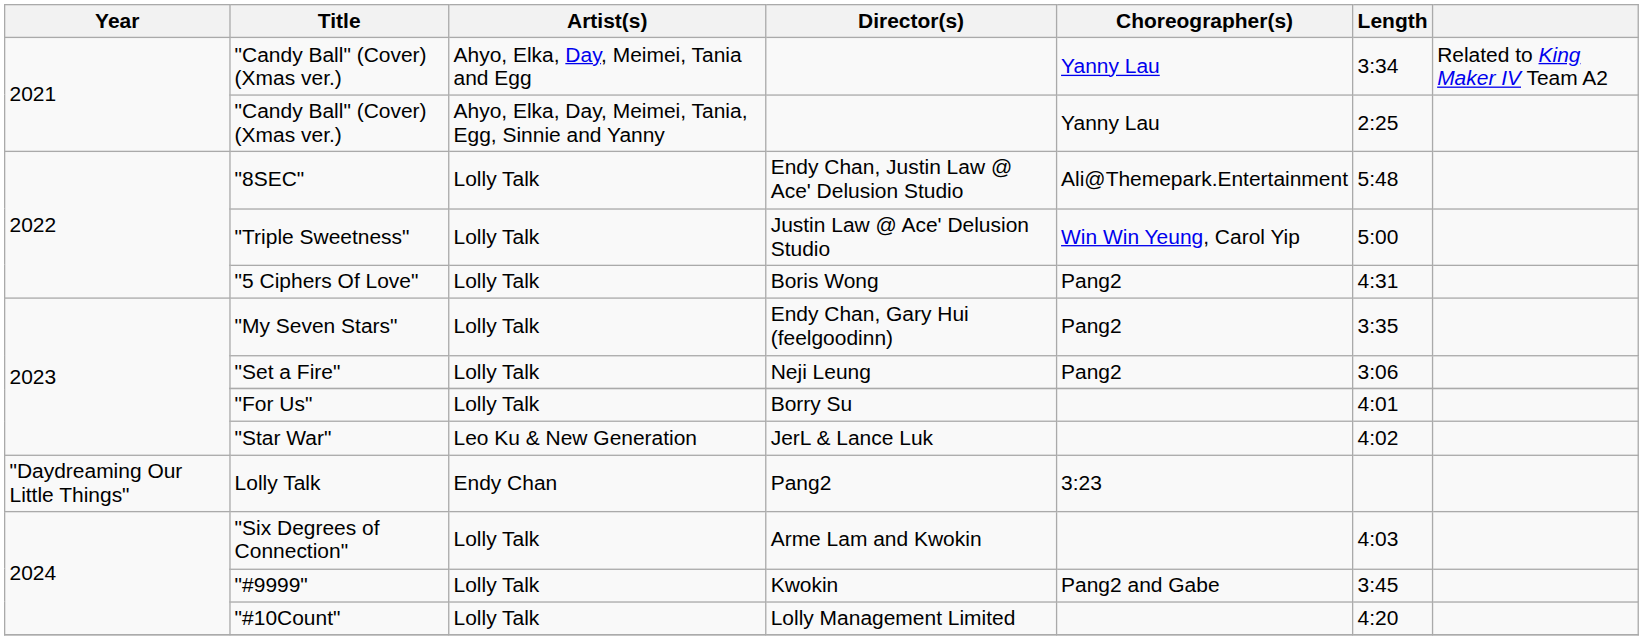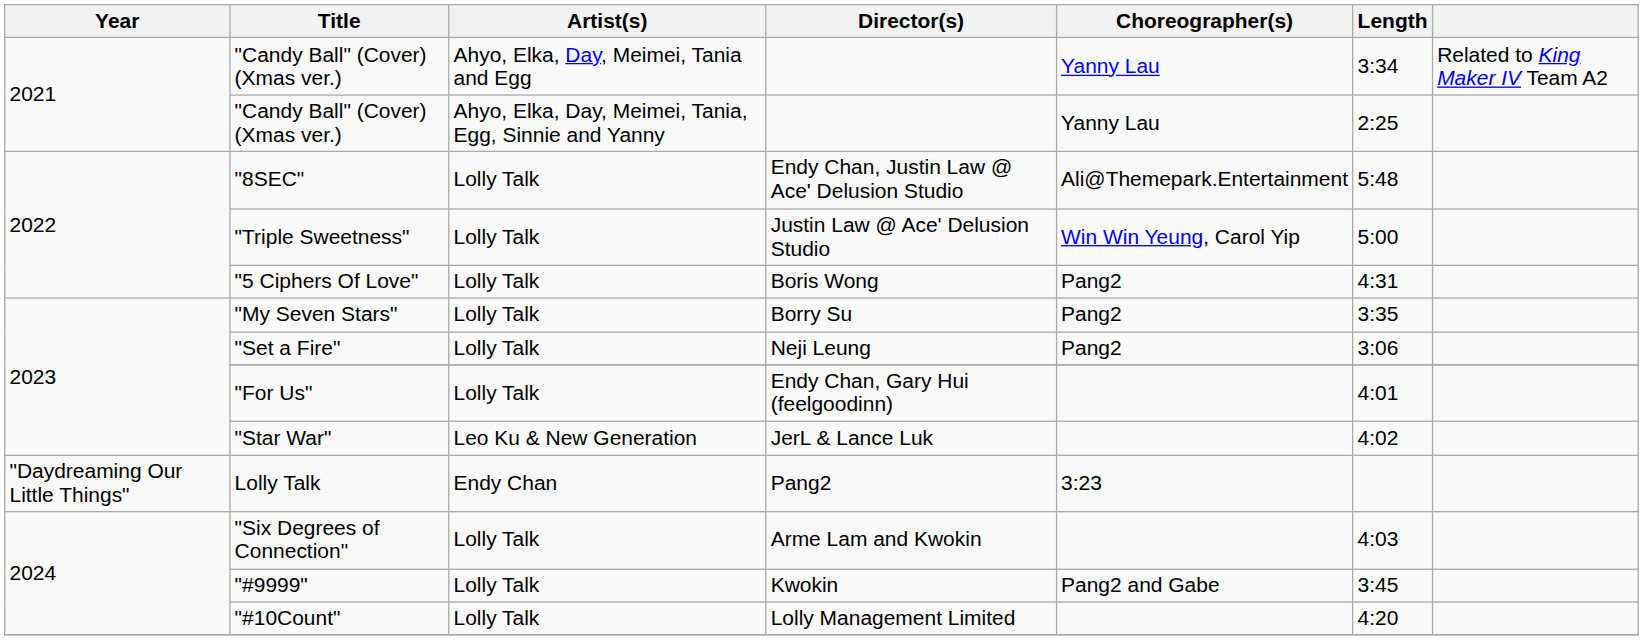(870, 326) Endy Chan, Gary Hui (feelgoodinn) -> (811, 314) Borry Su
(811, 404) Borry Su -> (870, 393) Endy Chan, Gary Hui (feelgoodinn)
